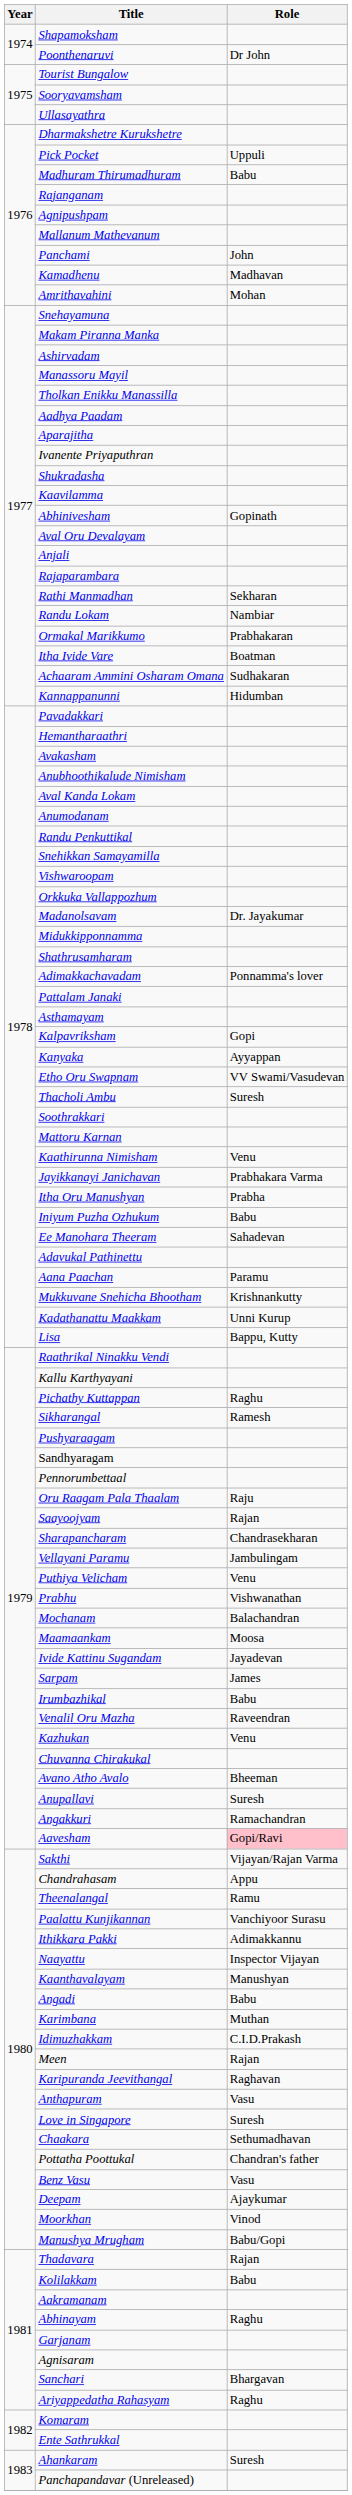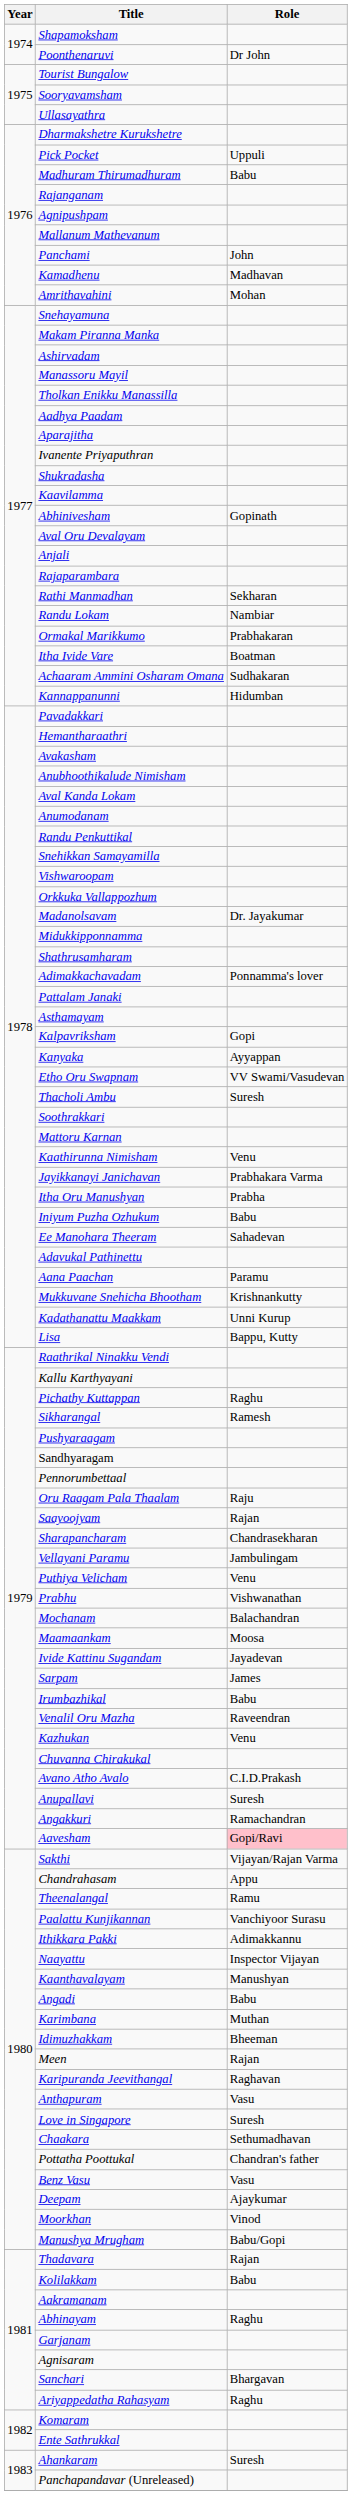(254, 1778) Bheeman -> (265, 1778) C.I.D.Prakash
(265, 2039) C.I.D.Prakash -> (254, 2039) Bheeman
